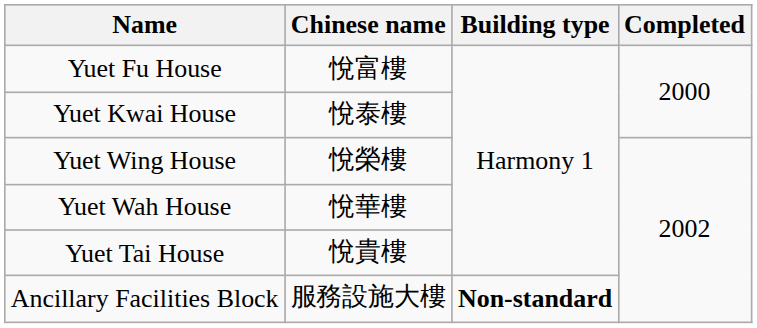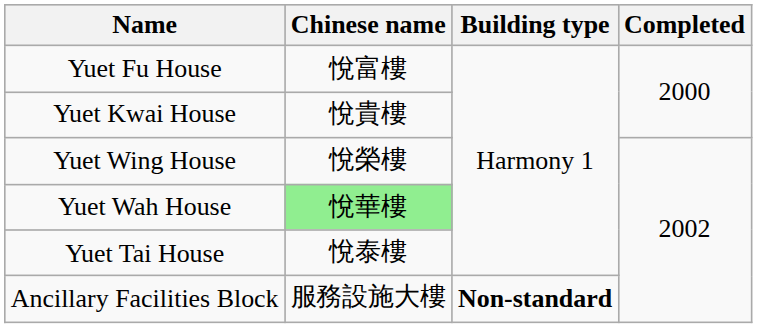(368, 113) 悅泰樓 -> (368, 113) 悅貴樓
(368, 205) no background -> (368, 205) lightgreen background
(368, 251) 悅貴樓 -> (368, 251) 悅泰樓
